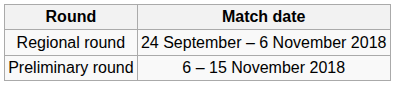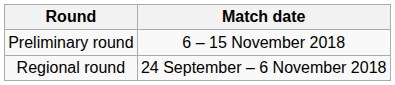rows swapped: (71, 42) <-> (71, 67)
